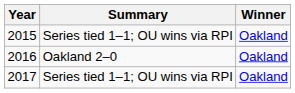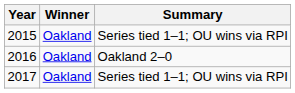columns swapped: (263, 14) <-> (138, 14)
